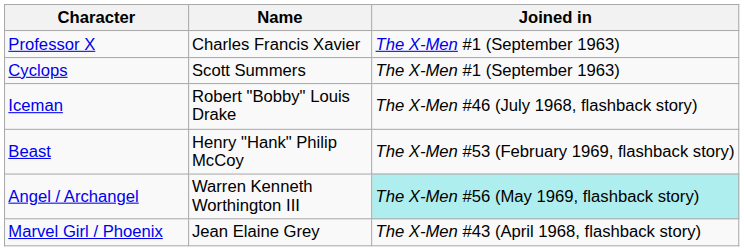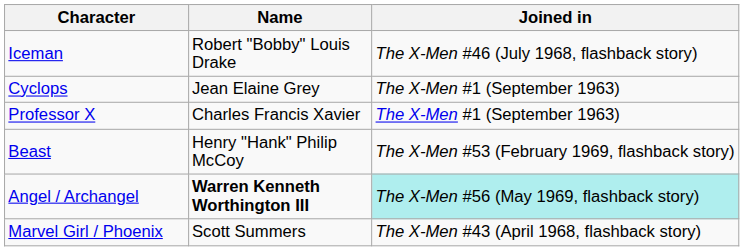rows swapped: (52, 44) <-> (36, 106)
(249, 70) Scott Summers -> (256, 89) Jean Elaine Grey
(252, 196) normal -> (256, 196) bold
(256, 232) Jean Elaine Grey -> (249, 232) Scott Summers
